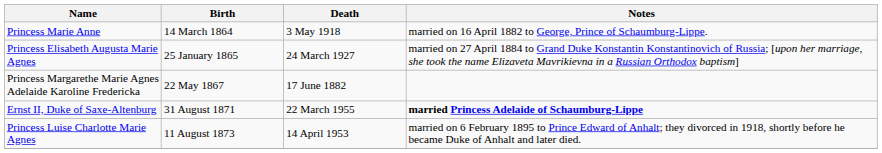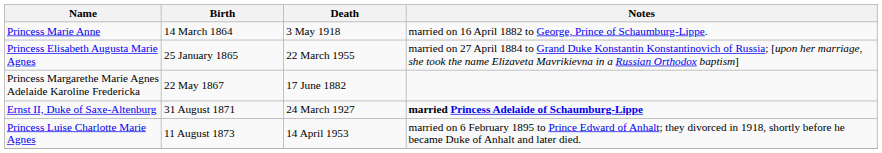(320, 55) 24 March 1927 -> (320, 55) 22 March 1955
(320, 109) 22 March 1955 -> (320, 109) 24 March 1927
